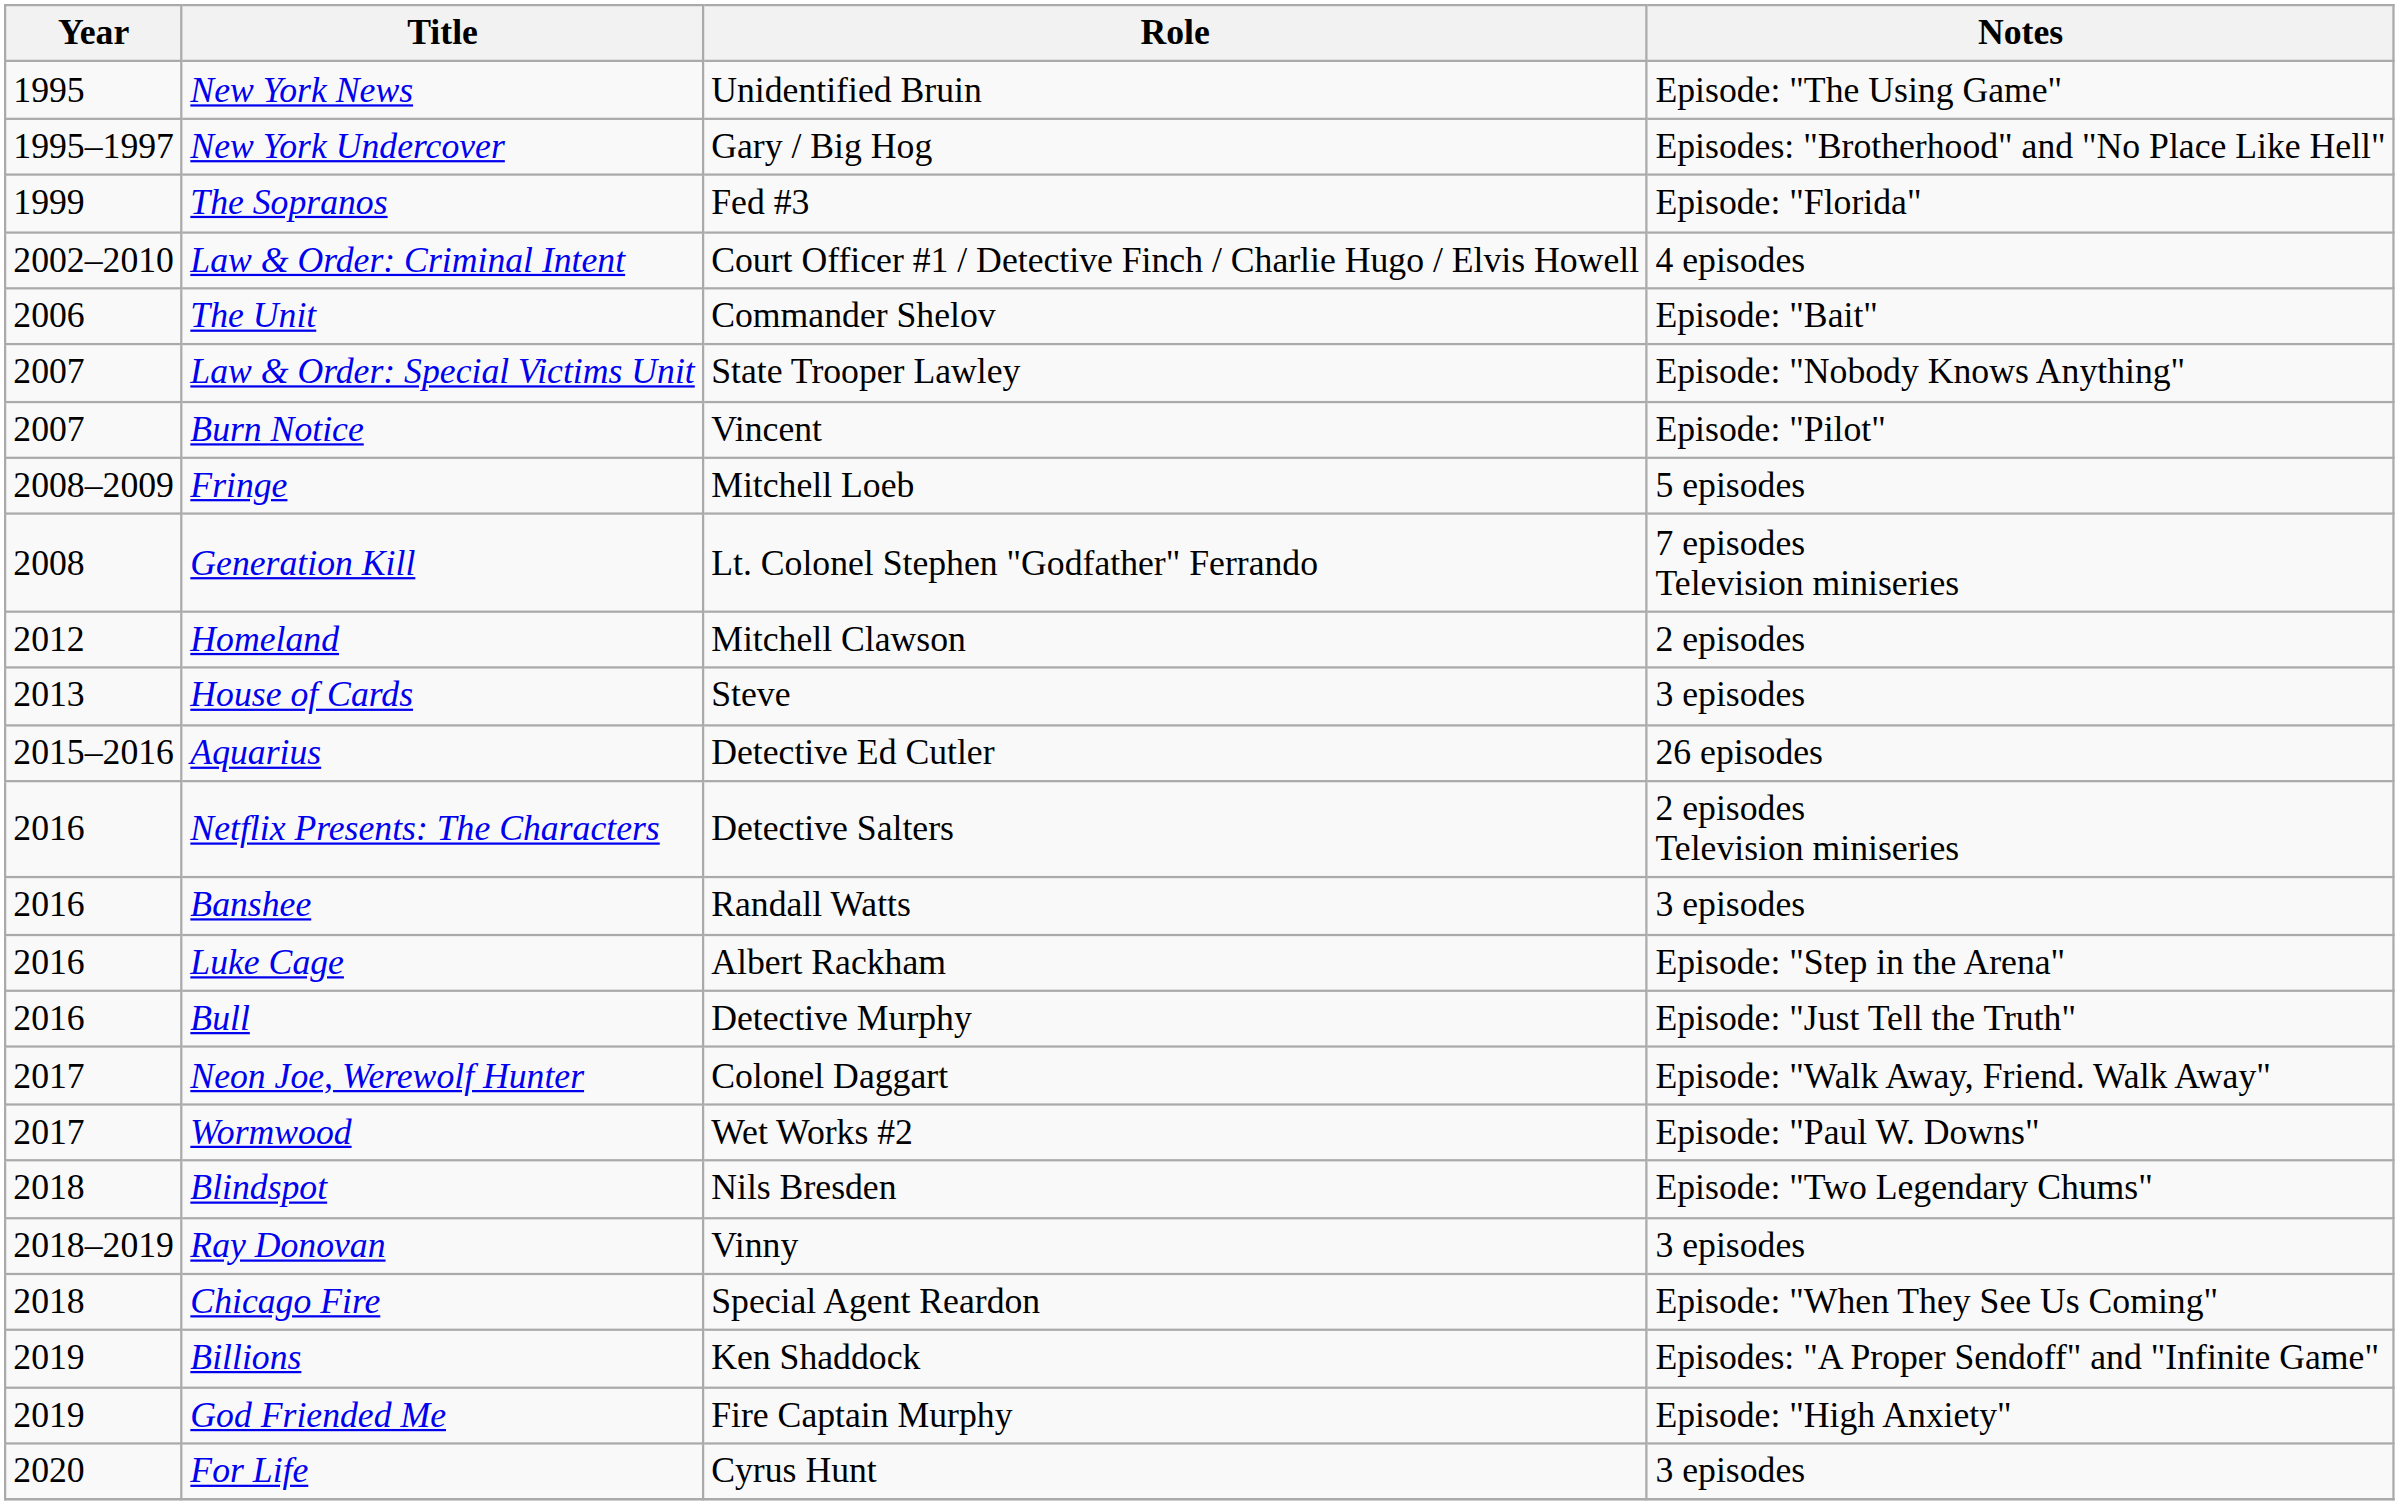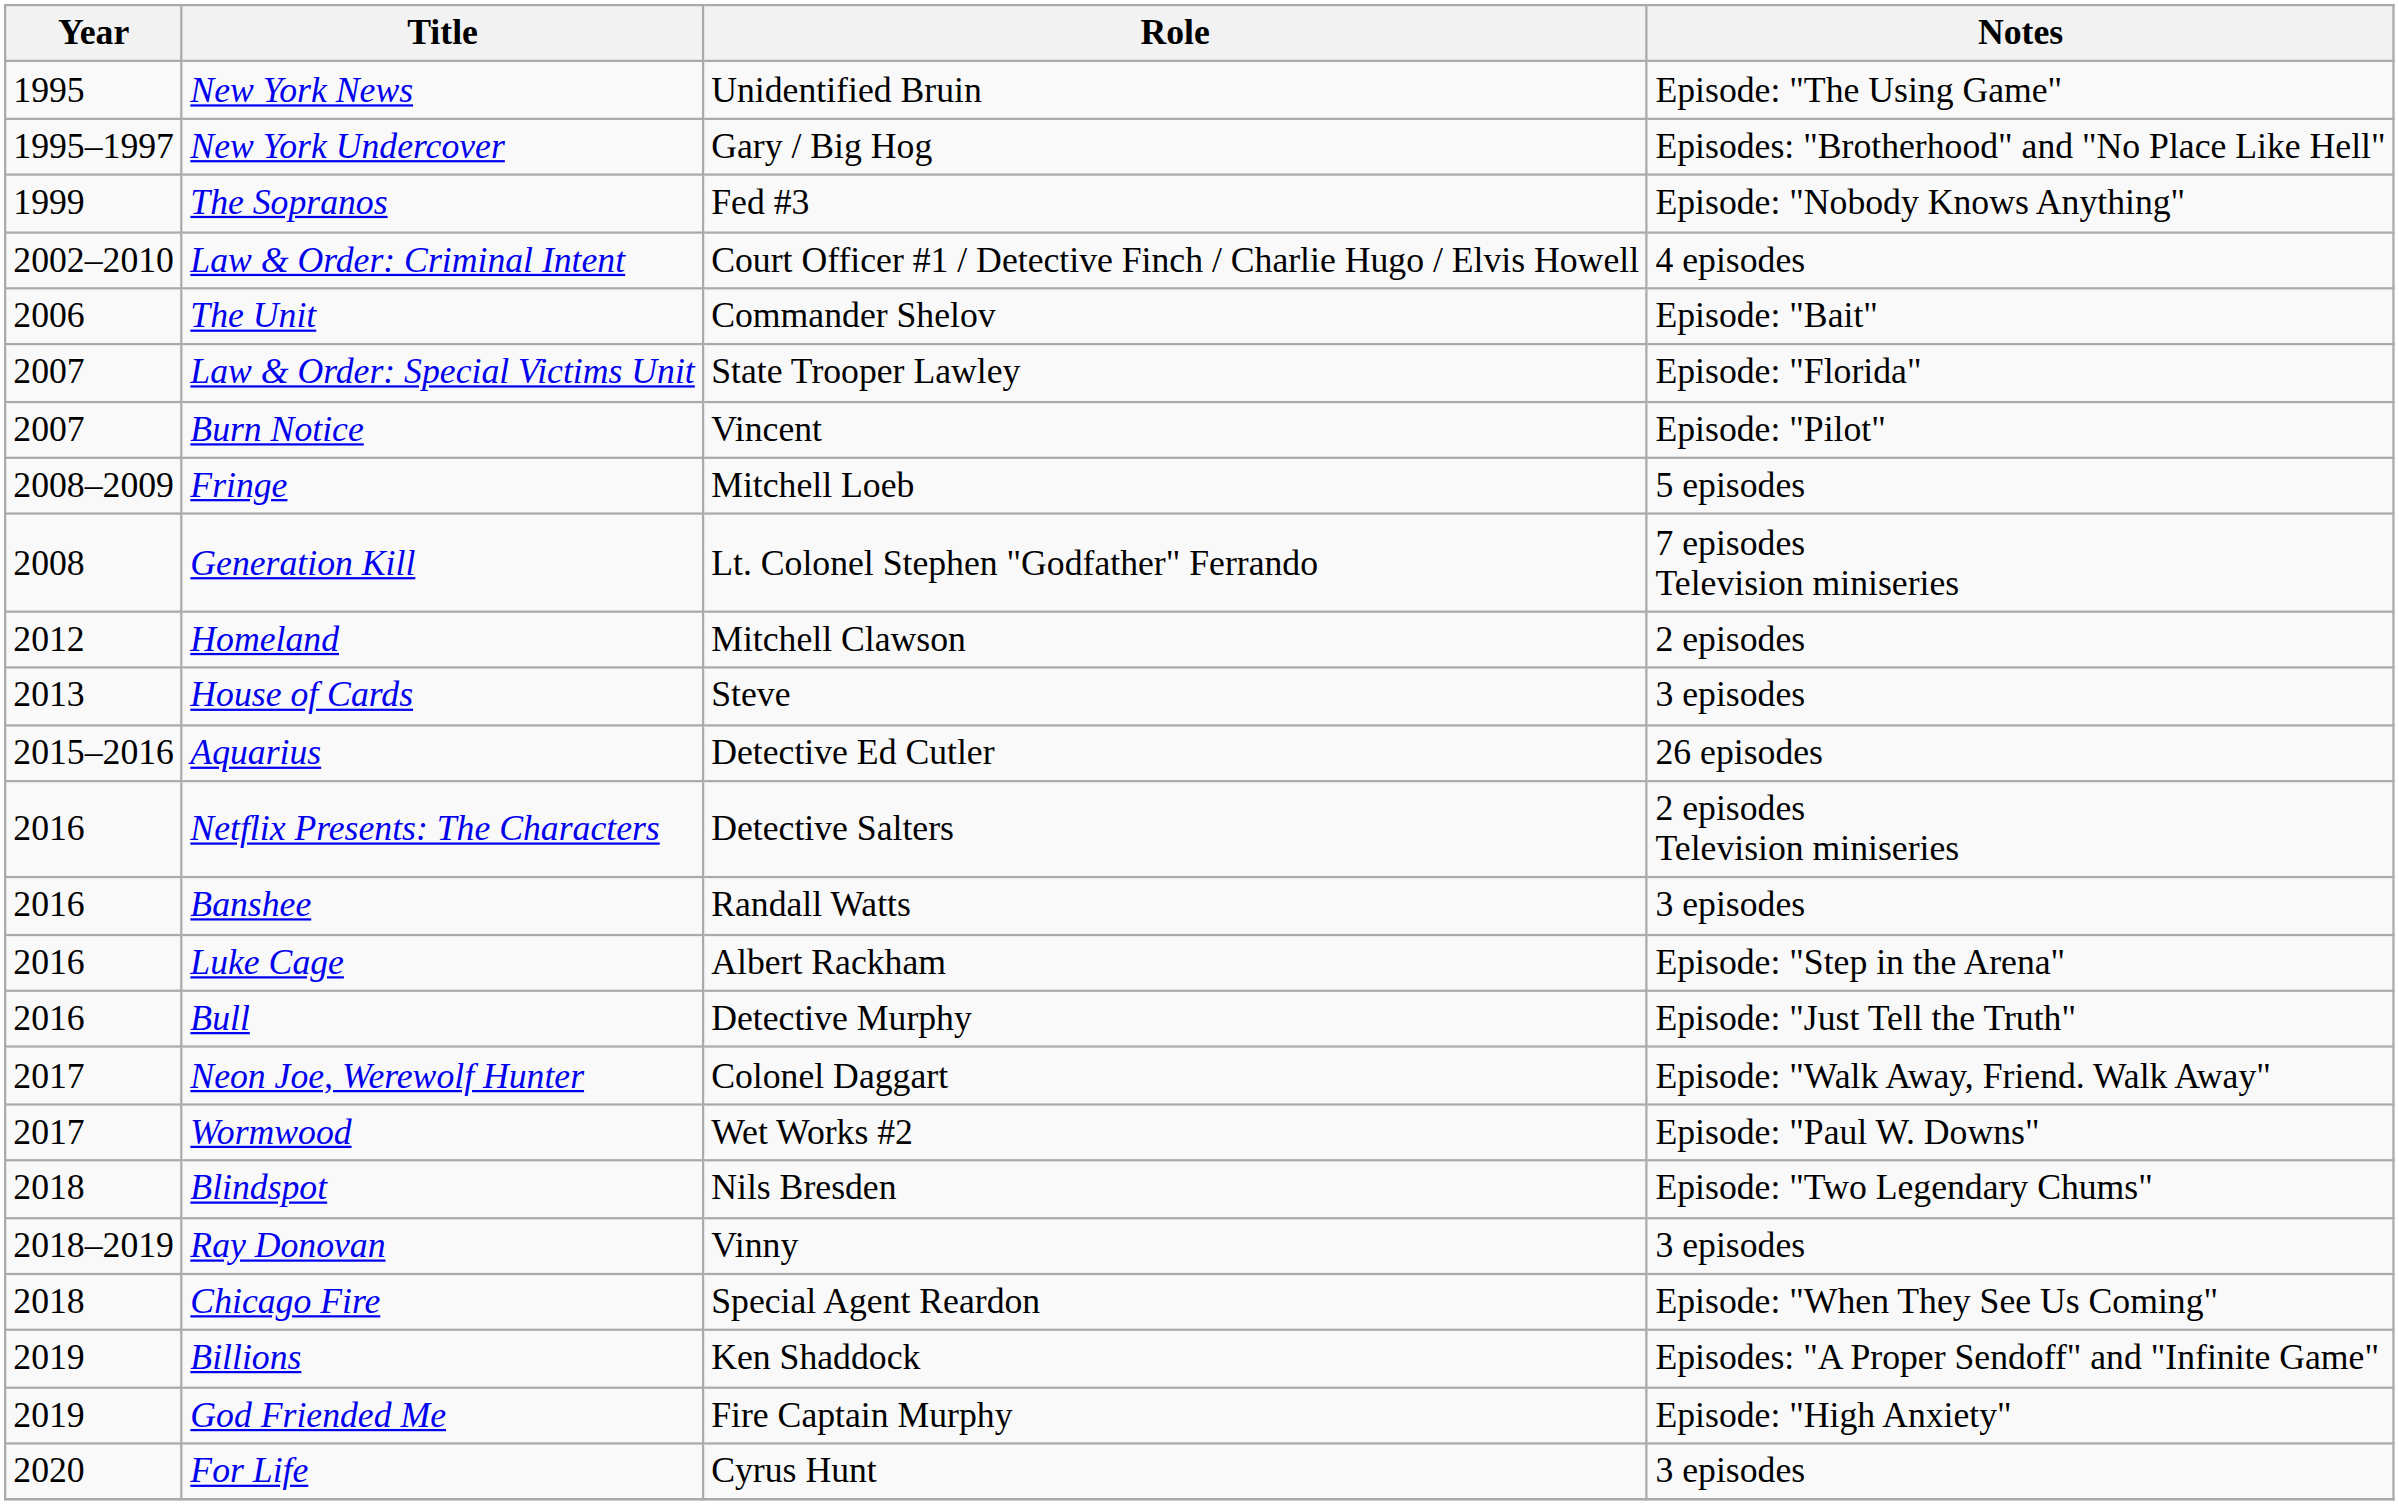(1788, 202) Episode: "Florida" -> (1920, 202) Episode: "Nobody Knows Anything"
(1920, 372) Episode: "Nobody Knows Anything" -> (1788, 372) Episode: "Florida"
